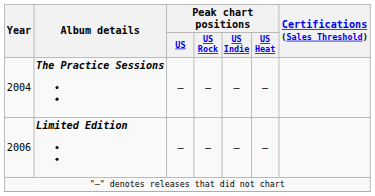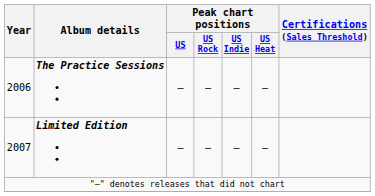(19, 87) 2004 -> (19, 87) 2006
(19, 147) 2006 -> (19, 147) 2007
